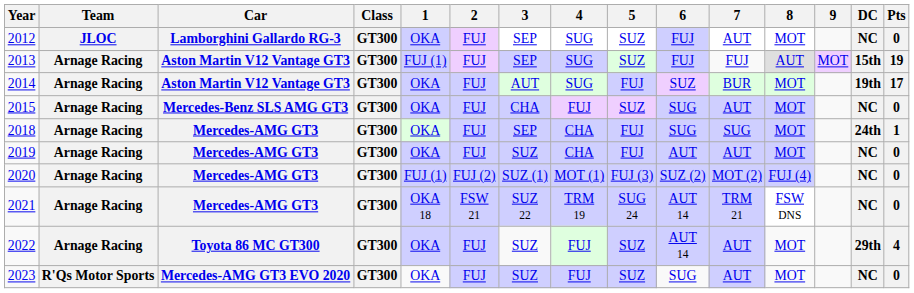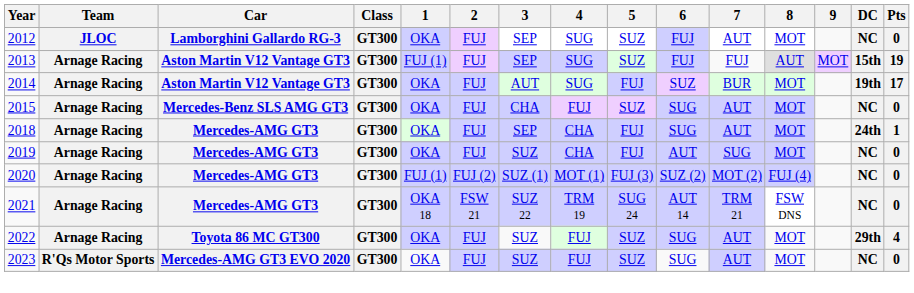(737, 130) SUG -> (737, 130) AUT
(737, 153) AUT -> (737, 153) SUG
(683, 245) AUT 14 -> (683, 237) SUG
